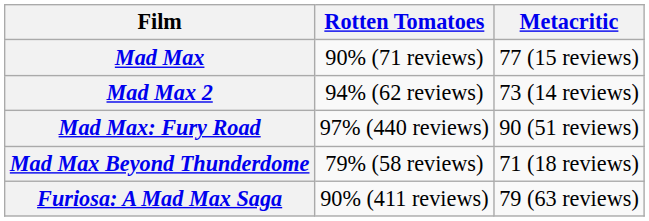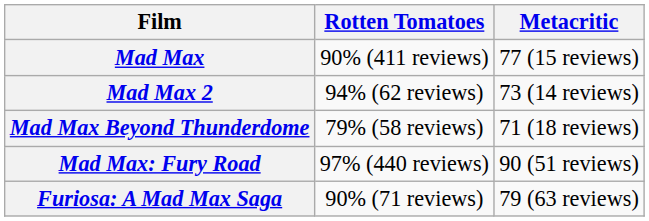(404, 57) 90% (71 reviews) -> (404, 57) 90% (411 reviews)
rows swapped: (160, 163) <-> (160, 127)
(404, 198) 90% (411 reviews) -> (404, 198) 90% (71 reviews)
